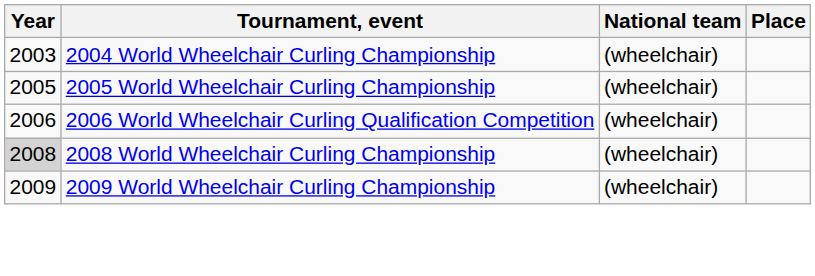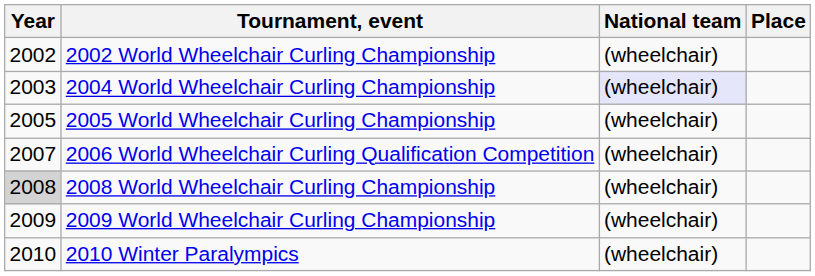+ row: (281, 54)
(661, 54) no background -> (661, 87) lavender background
(33, 120) 2006 -> (33, 154) 2007
+ row: (182, 253)
